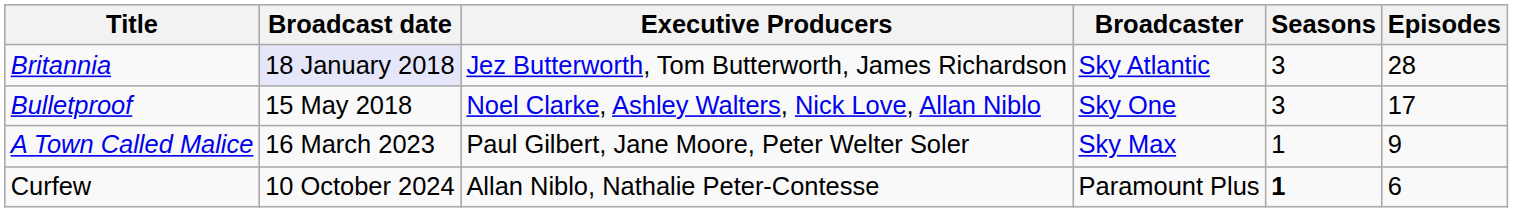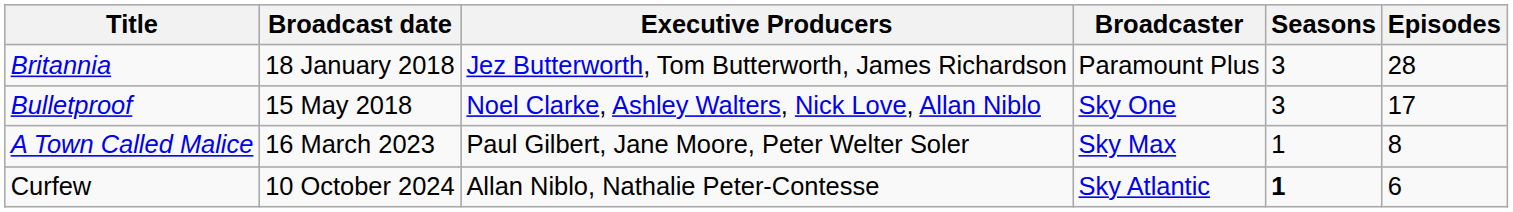(360, 65) lavender background -> (360, 65) no background
(1144, 65) Sky Atlantic -> (1169, 65) Paramount Plus
(1395, 145) 9 -> (1395, 145) 8
(1169, 186) Paramount Plus -> (1144, 186) Sky Atlantic
